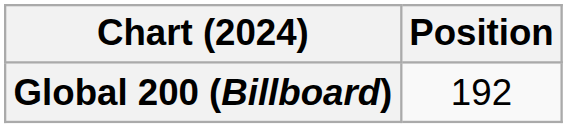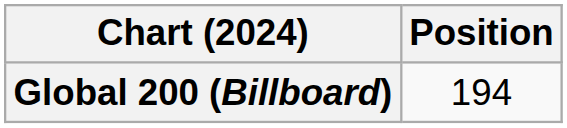(481, 91) 192 -> (481, 91) 194
